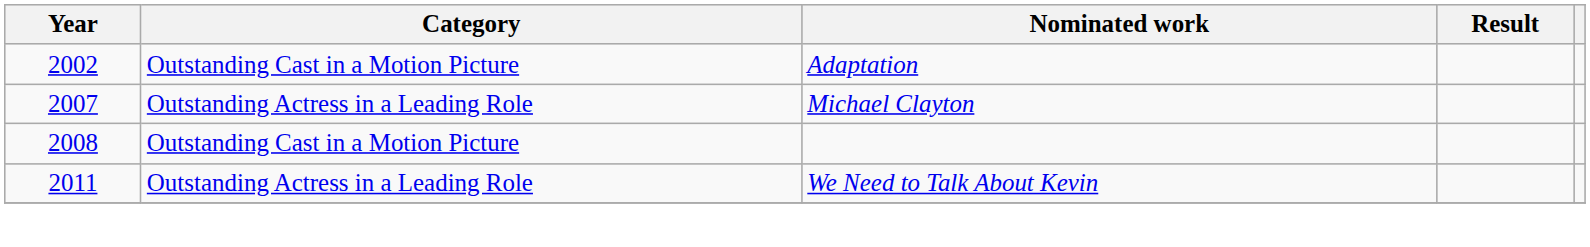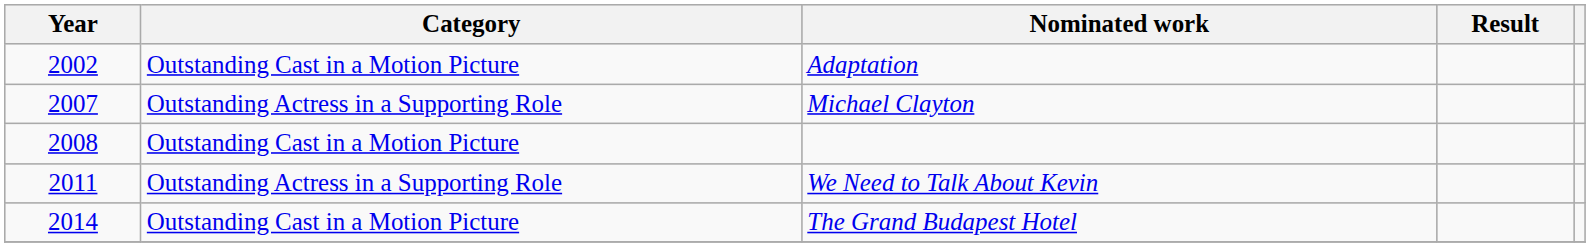(340, 103) Outstanding Actress in a Leading Role -> (354, 103) Outstanding Actress in a Supporting Role
(340, 182) Outstanding Actress in a Leading Role -> (354, 182) Outstanding Actress in a Supporting Role
+ row: (73, 222)
